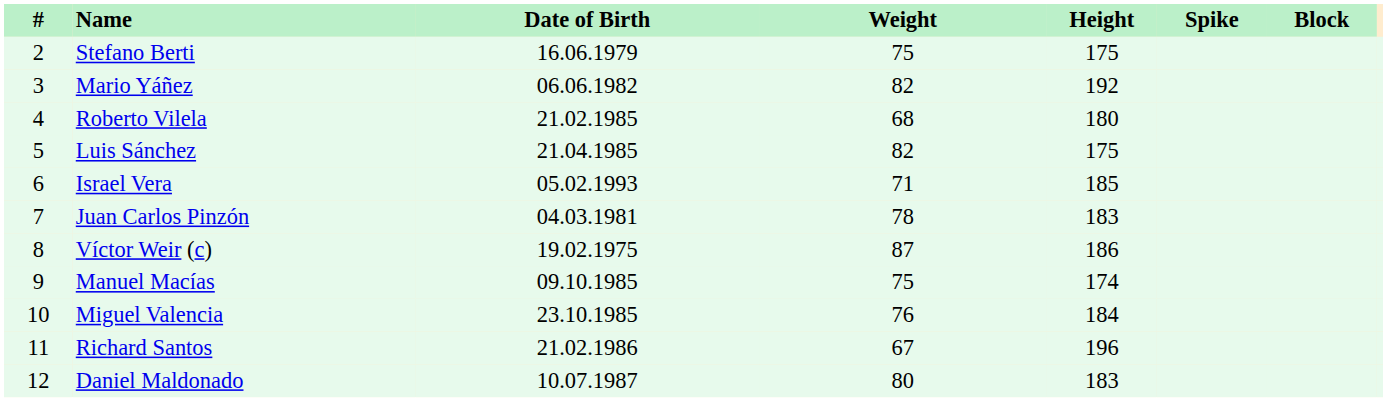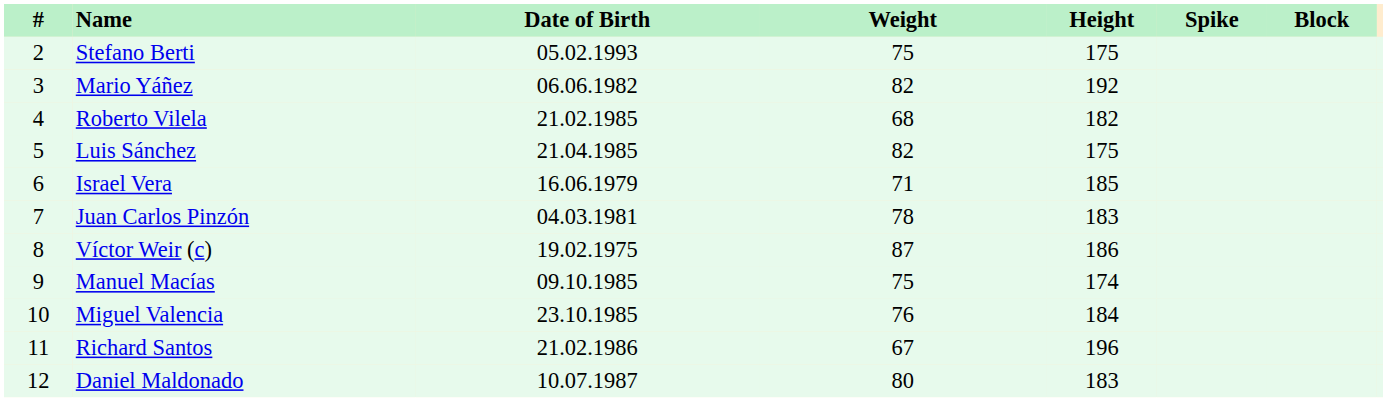(587, 52) 16.06.1979 -> (587, 52) 05.02.1993
(1102, 118) 180 -> (1102, 118) 182
(587, 183) 05.02.1993 -> (587, 183) 16.06.1979
